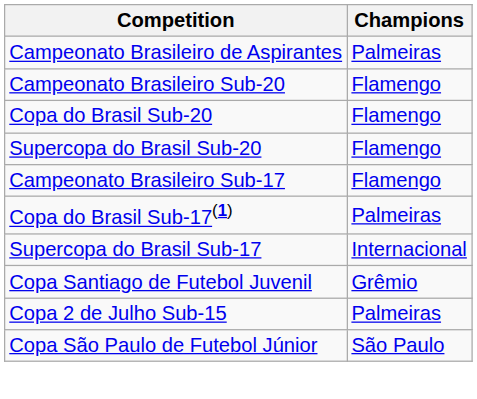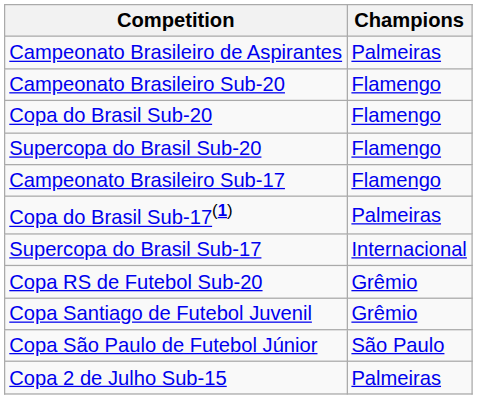+ row: (136, 281)
rows swapped: (163, 345) <-> (118, 313)
